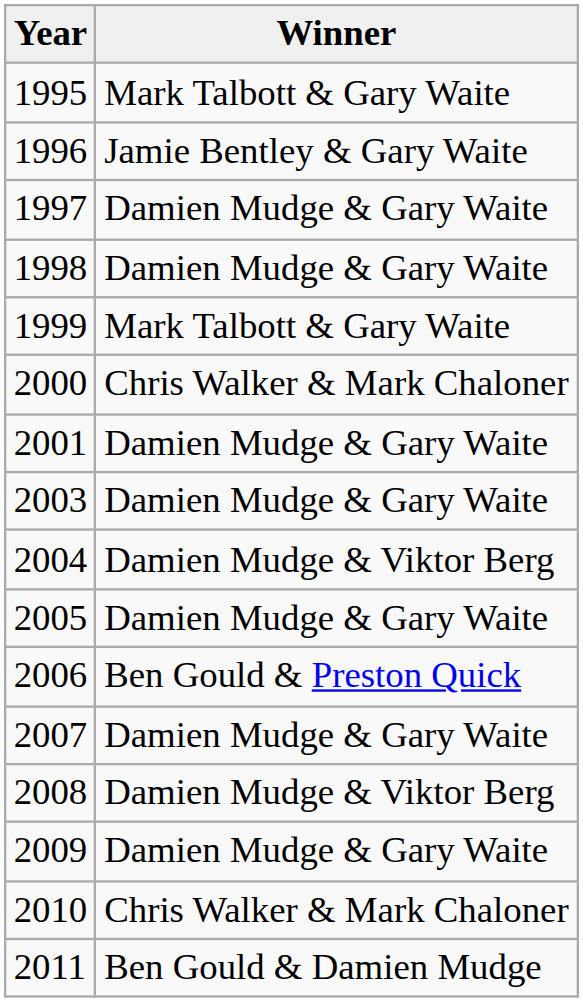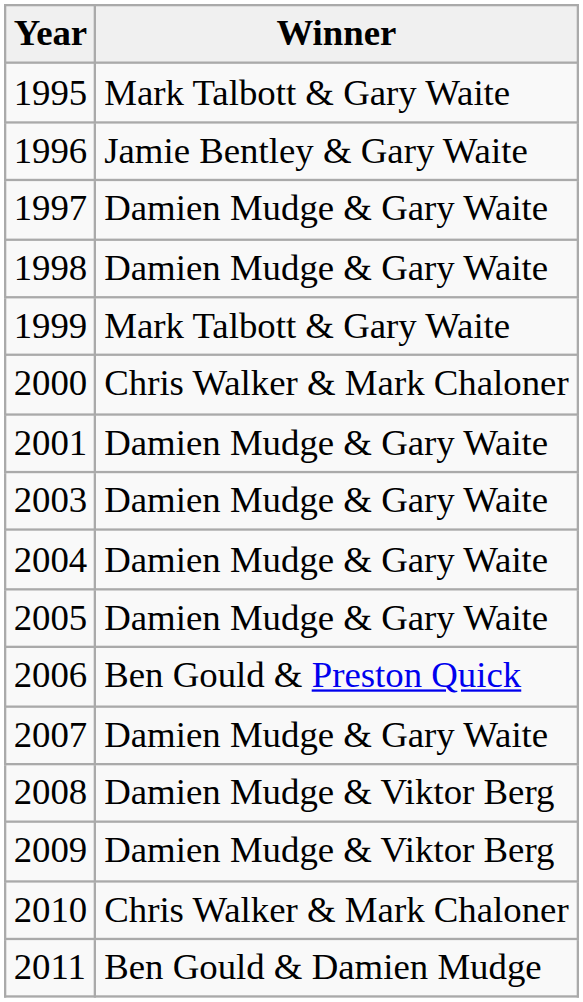(329, 558) Damien Mudge & Viktor Berg -> (326, 558) Damien Mudge & Gary Waite
(326, 850) Damien Mudge & Gary Waite -> (329, 850) Damien Mudge & Viktor Berg
